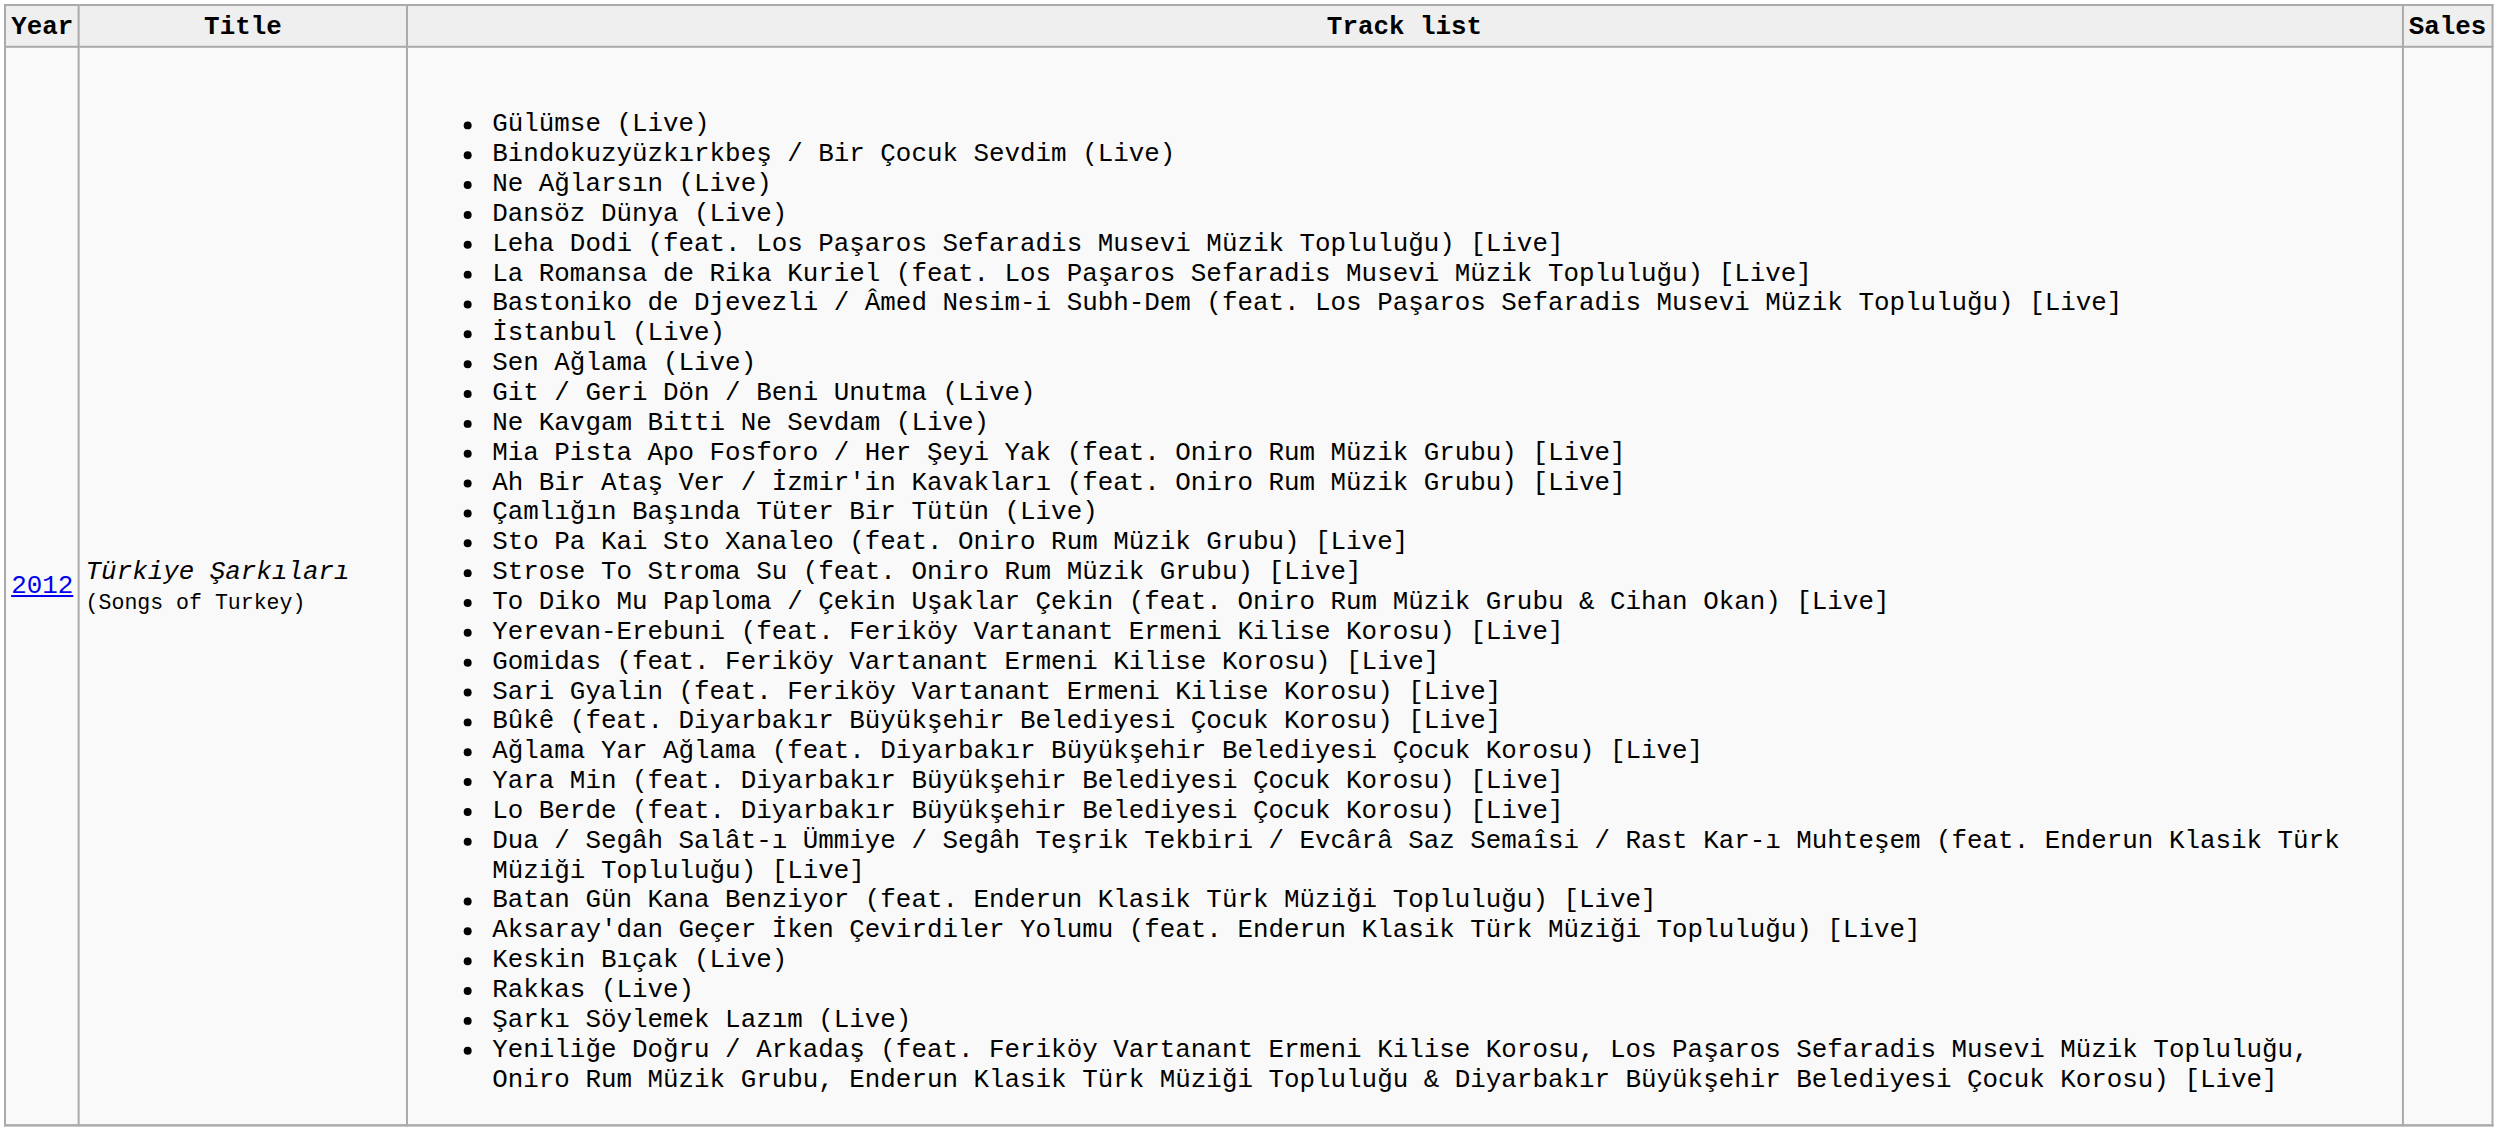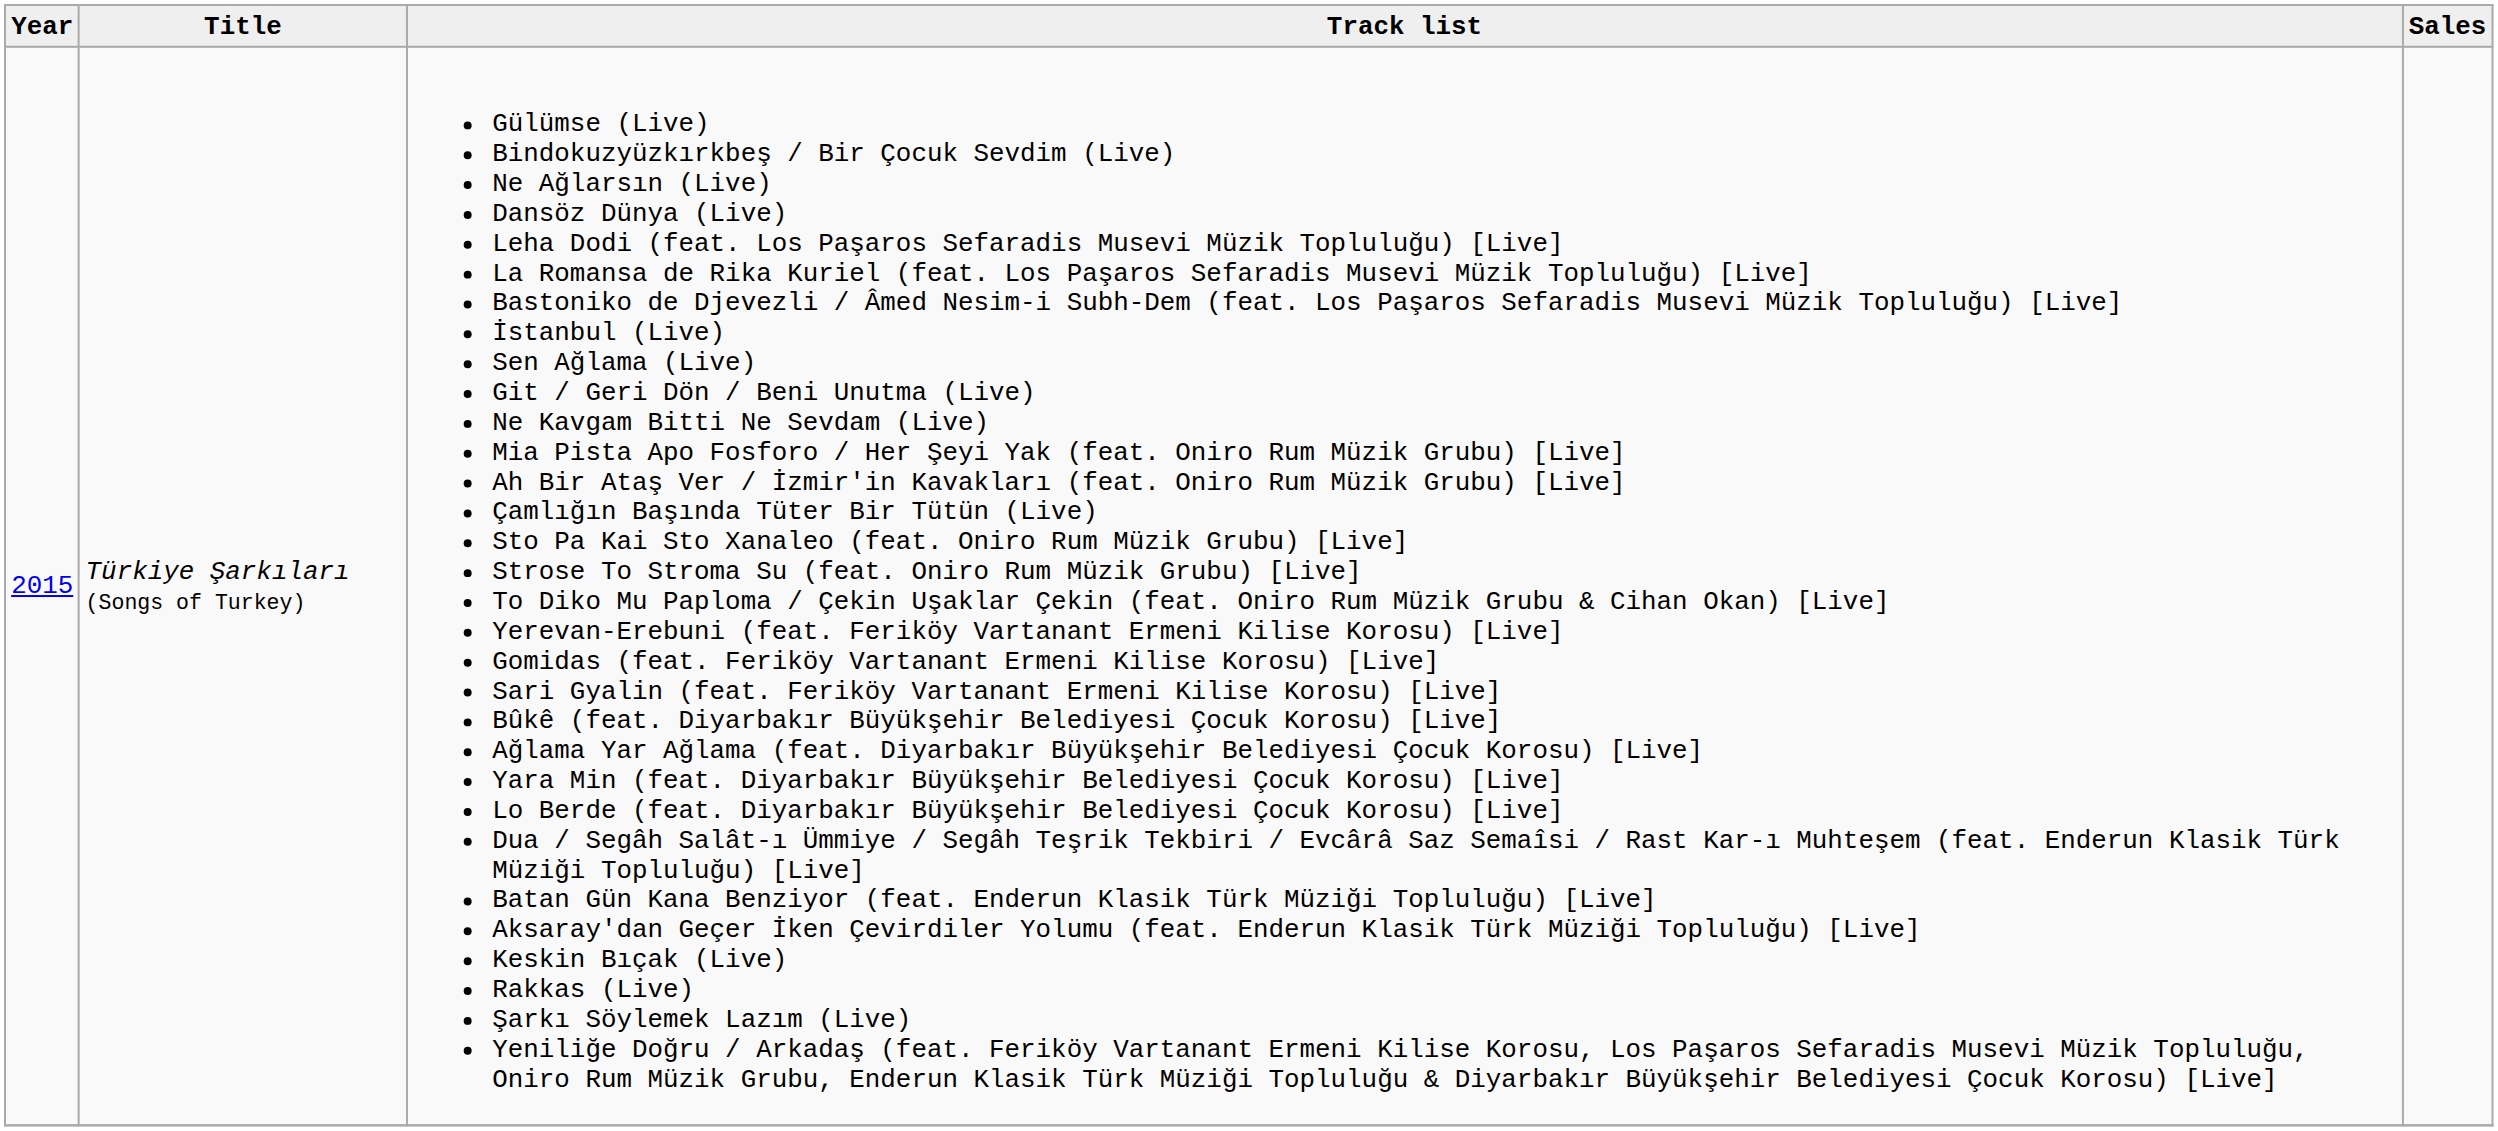(42, 587) 2012 -> (42, 587) 2015
